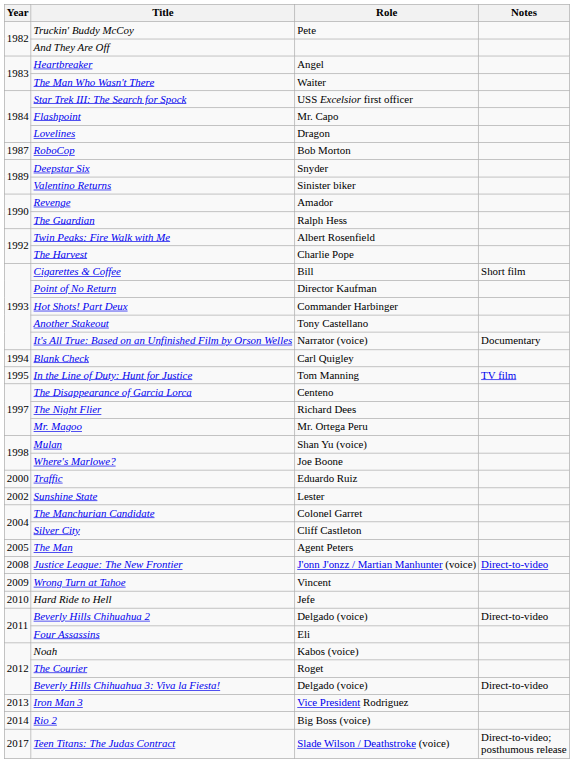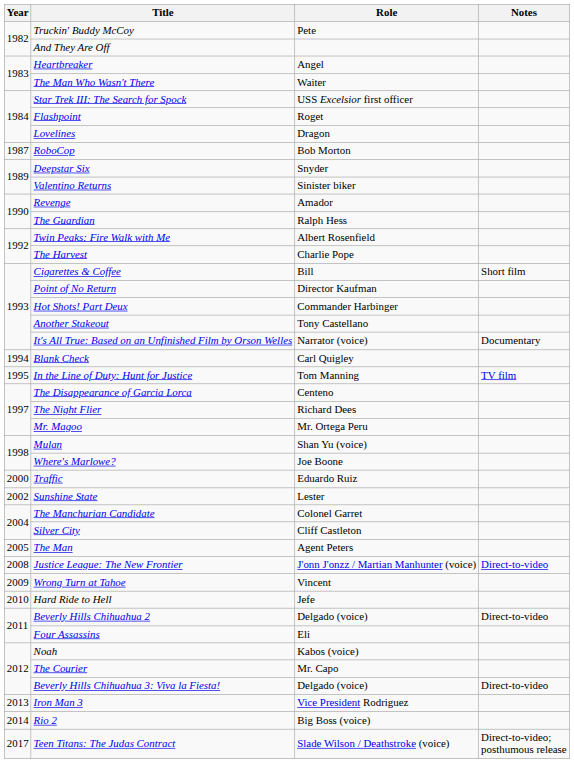(318, 116) Mr. Capo -> (310, 116) Roget
(310, 668) Roget -> (318, 668) Mr. Capo
